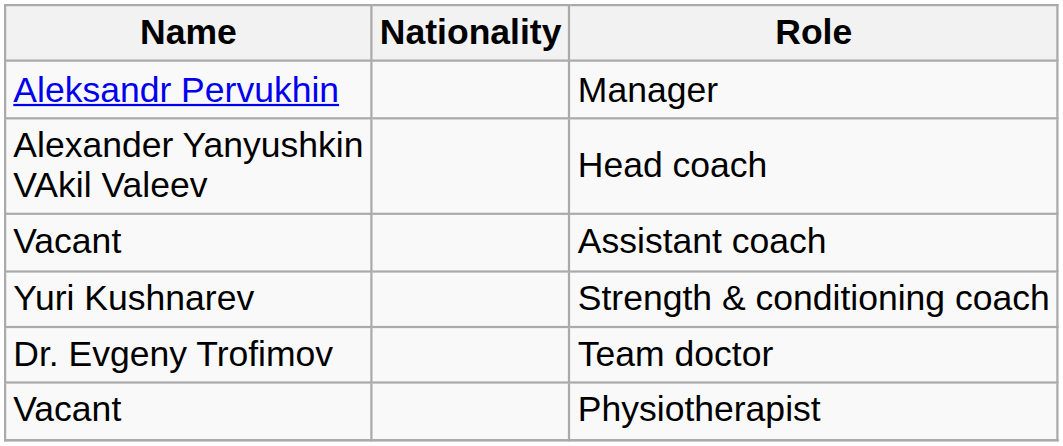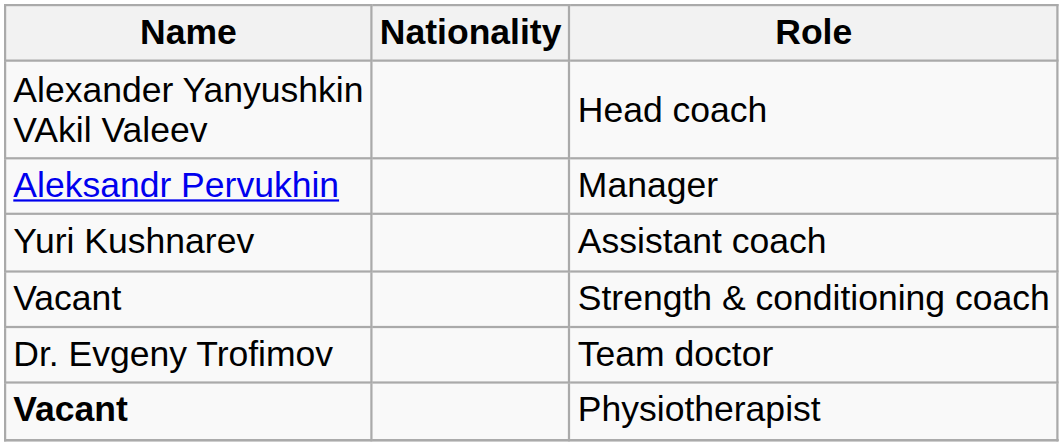rows swapped: (648, 88) <-> (673, 165)
(67, 241) Vacant -> (134, 241) Yuri Kushnarev
(134, 297) Yuri Kushnarev -> (67, 297) Vacant
(67, 410) normal -> (71, 410) bold
